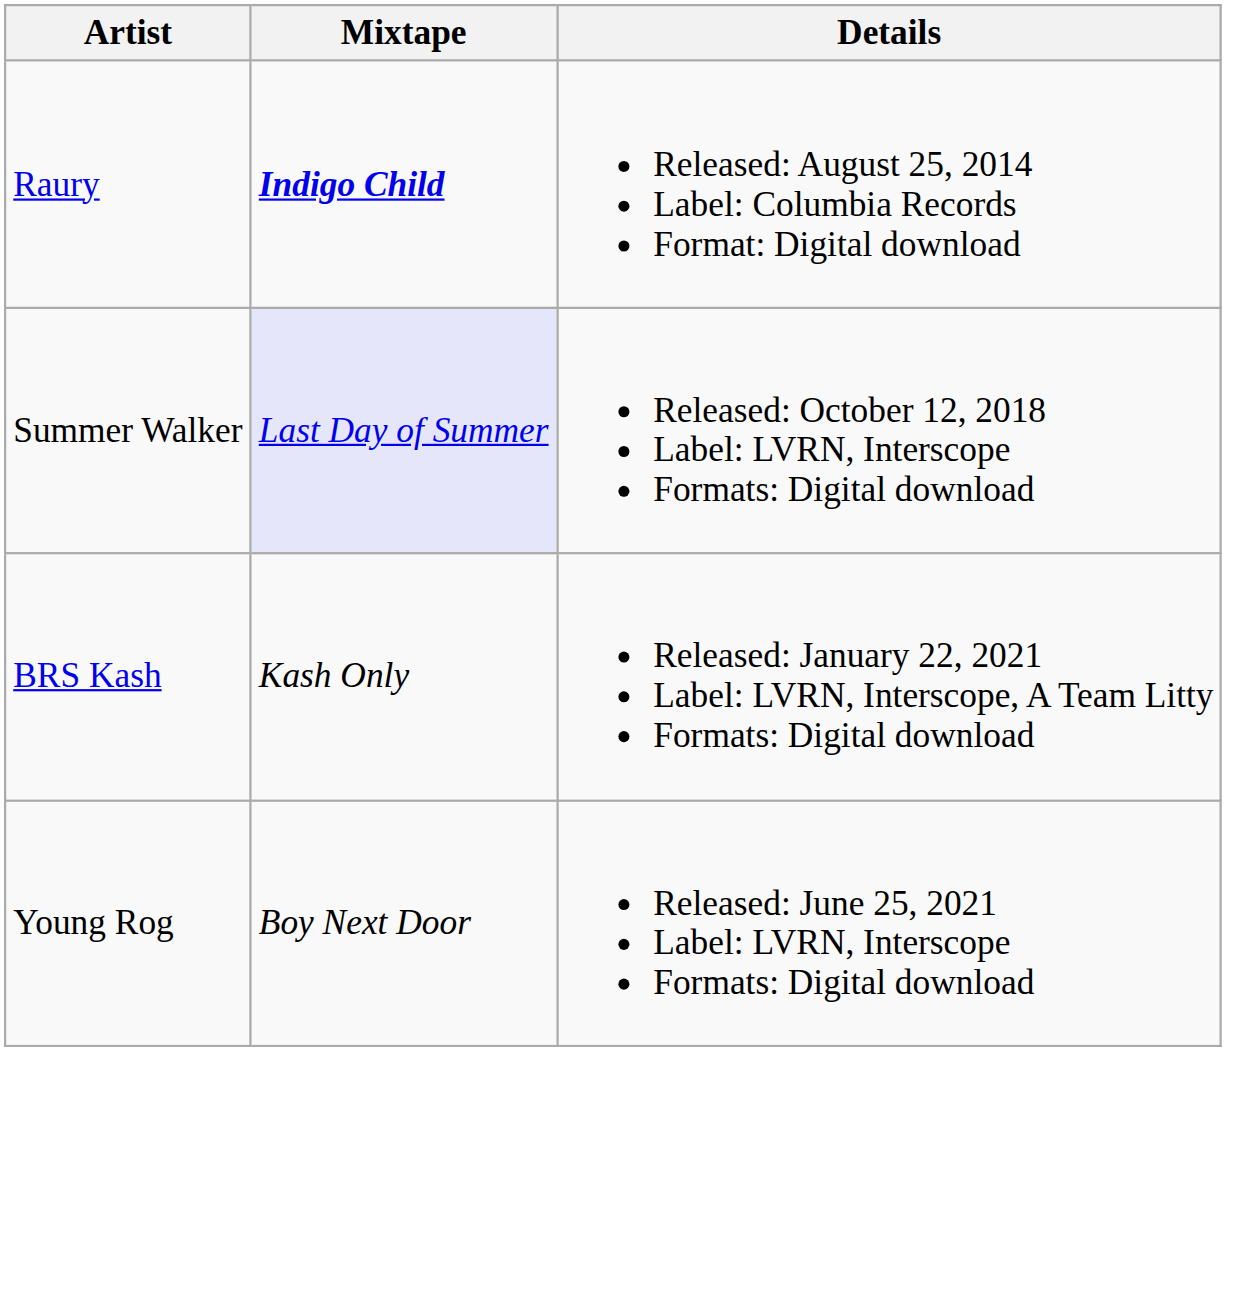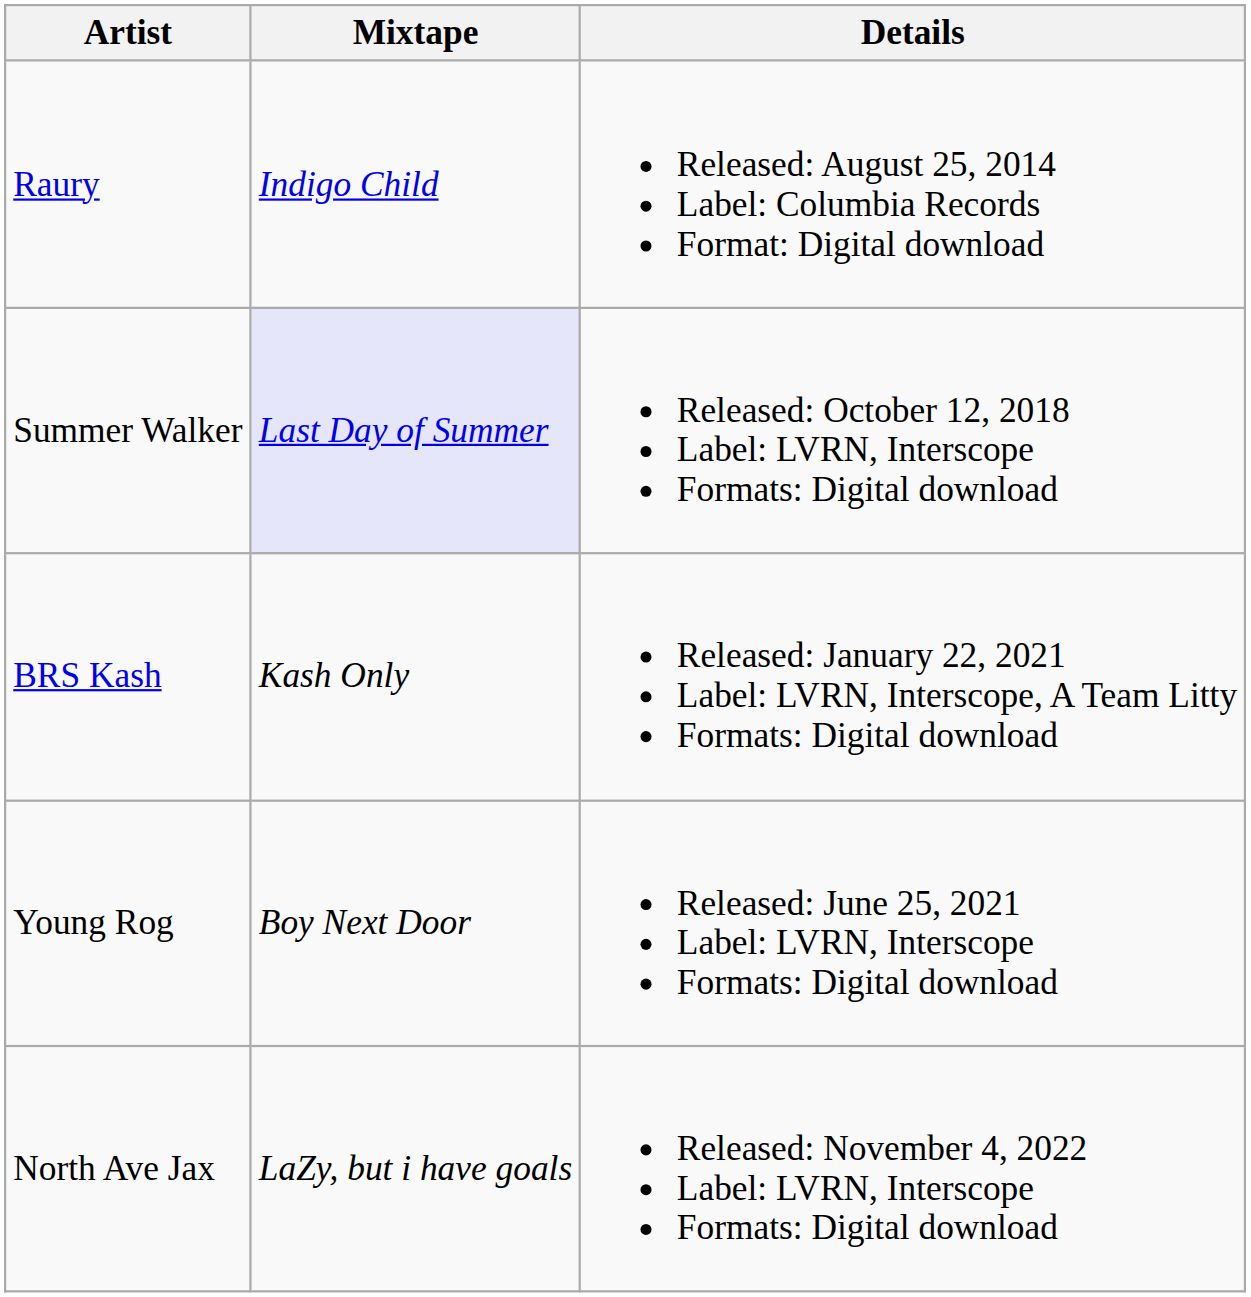(352, 183) bold -> (349, 183) normal
+ row: (114, 1168)
